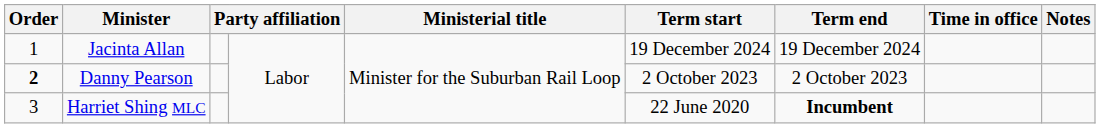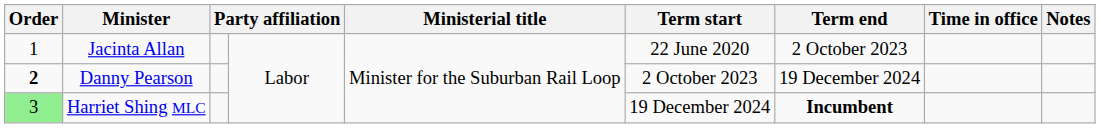(700, 48) 19 December 2024 -> (700, 48) 22 June 2020
(850, 48) 19 December 2024 -> (850, 48) 2 October 2023
(850, 78) 2 October 2023 -> (850, 78) 19 December 2024
(34, 107) no background -> (34, 107) lightgreen background
(700, 107) 22 June 2020 -> (700, 107) 19 December 2024
